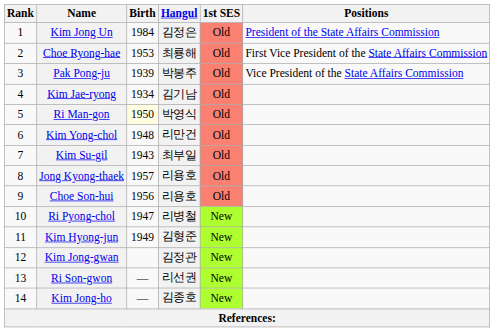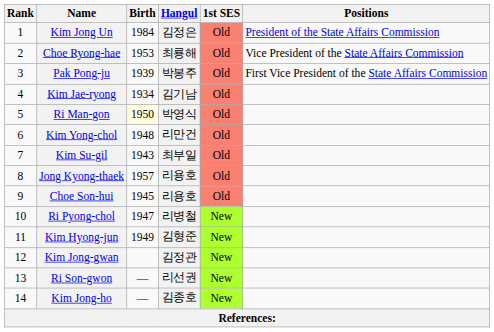(366, 53) First Vice President of the State Affairs Commission -> (354, 53) Vice President of the State Affairs Commission
(354, 73) Vice President of the State Affairs Commission -> (366, 73) First Vice President of the State Affairs Commission
(142, 196) 1956 -> (142, 196) 1945
